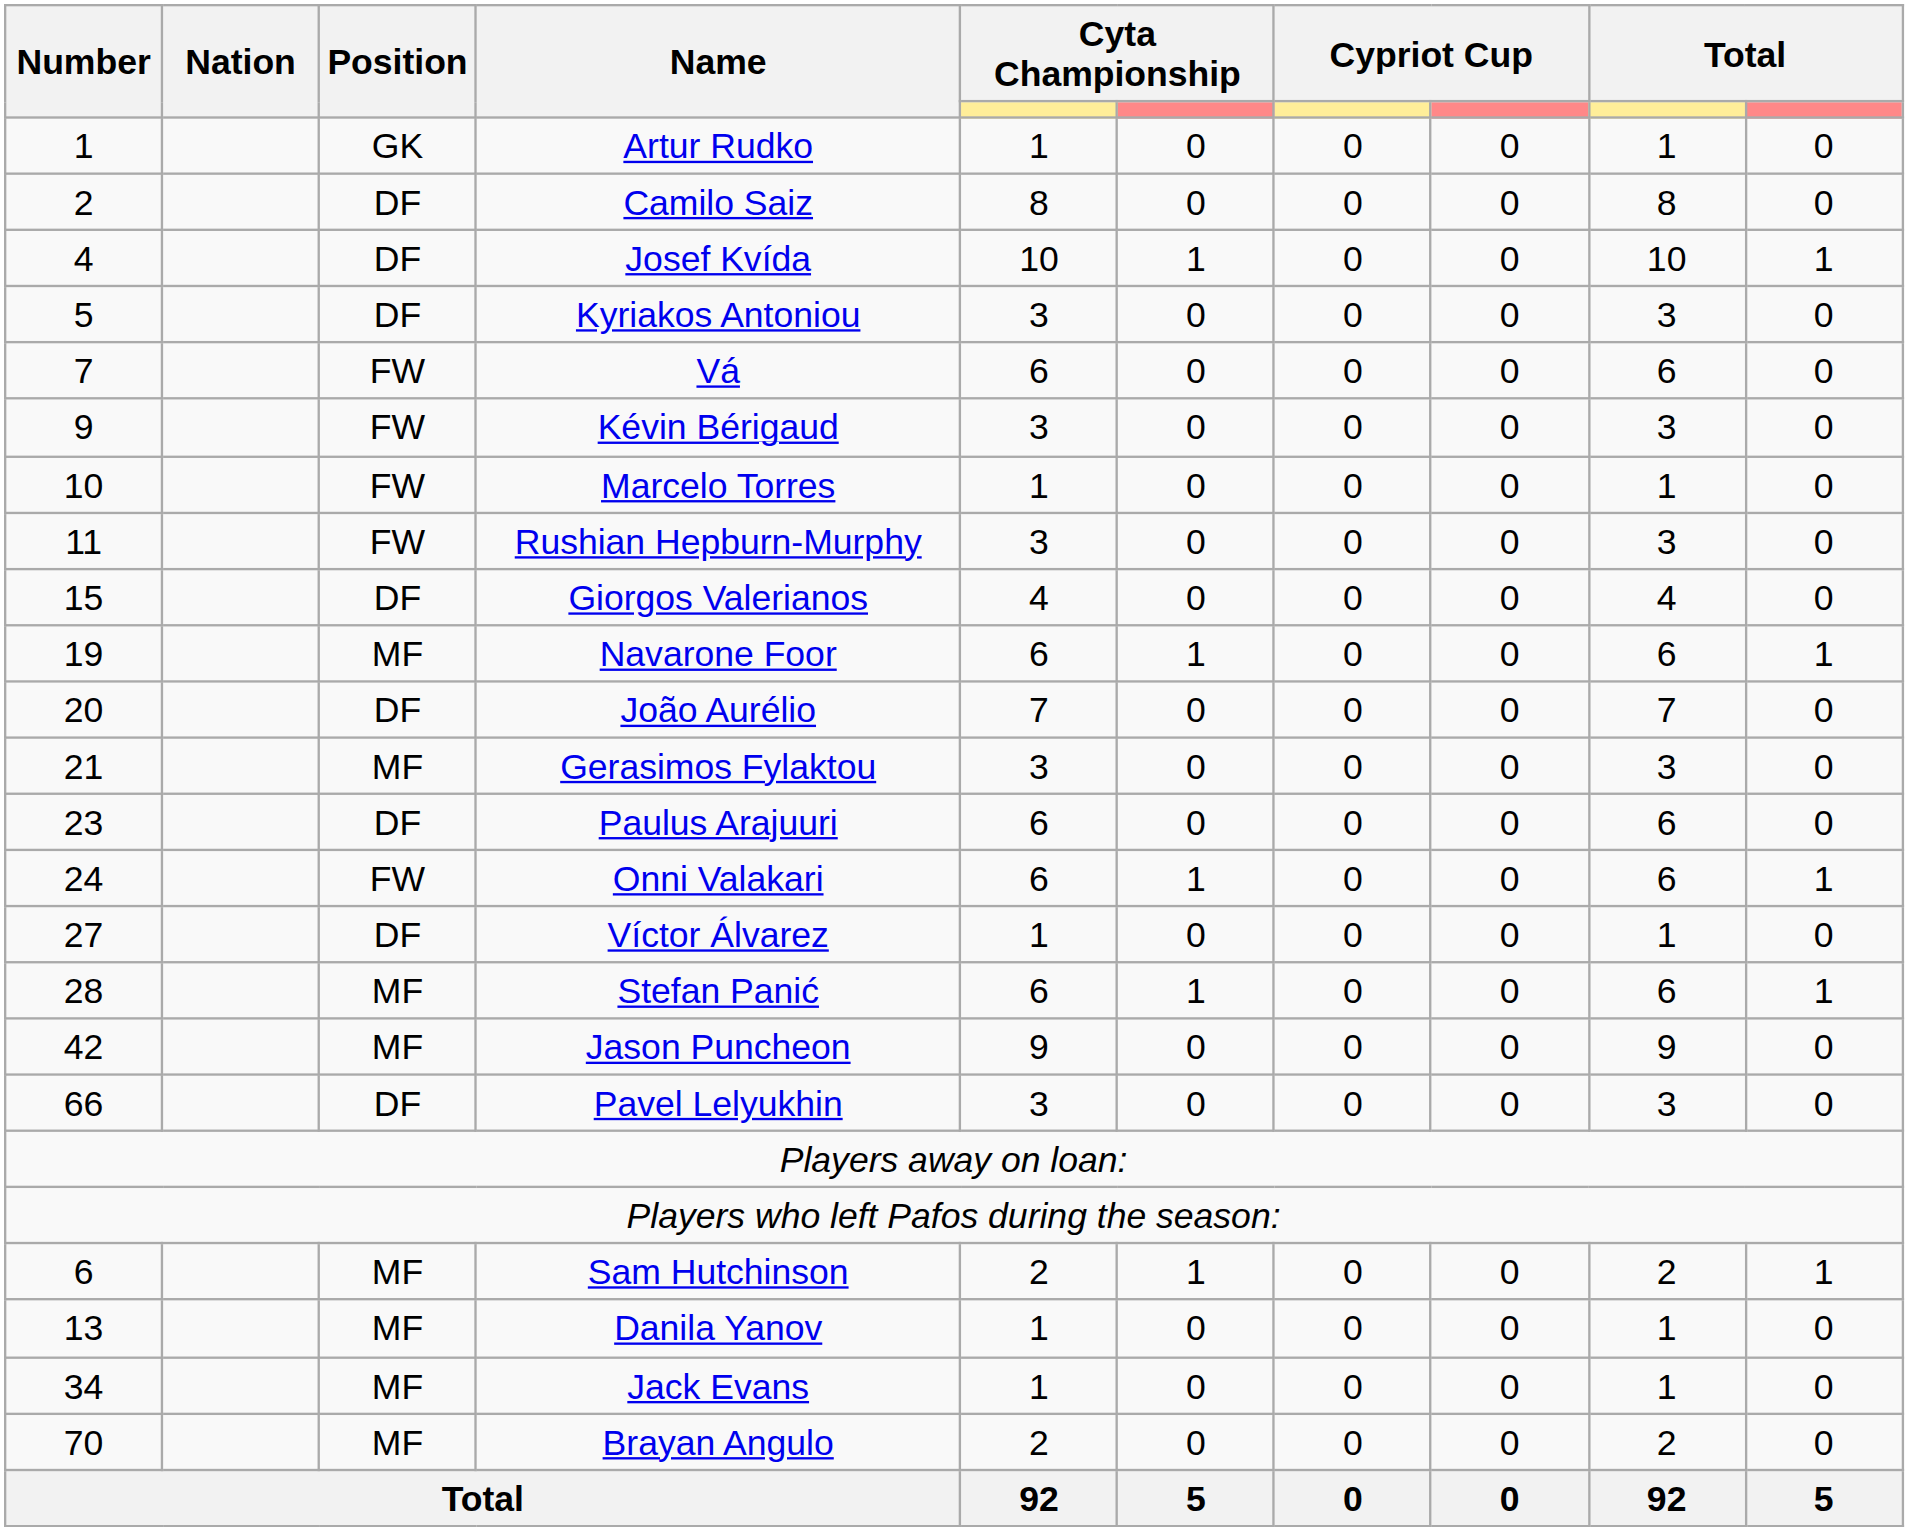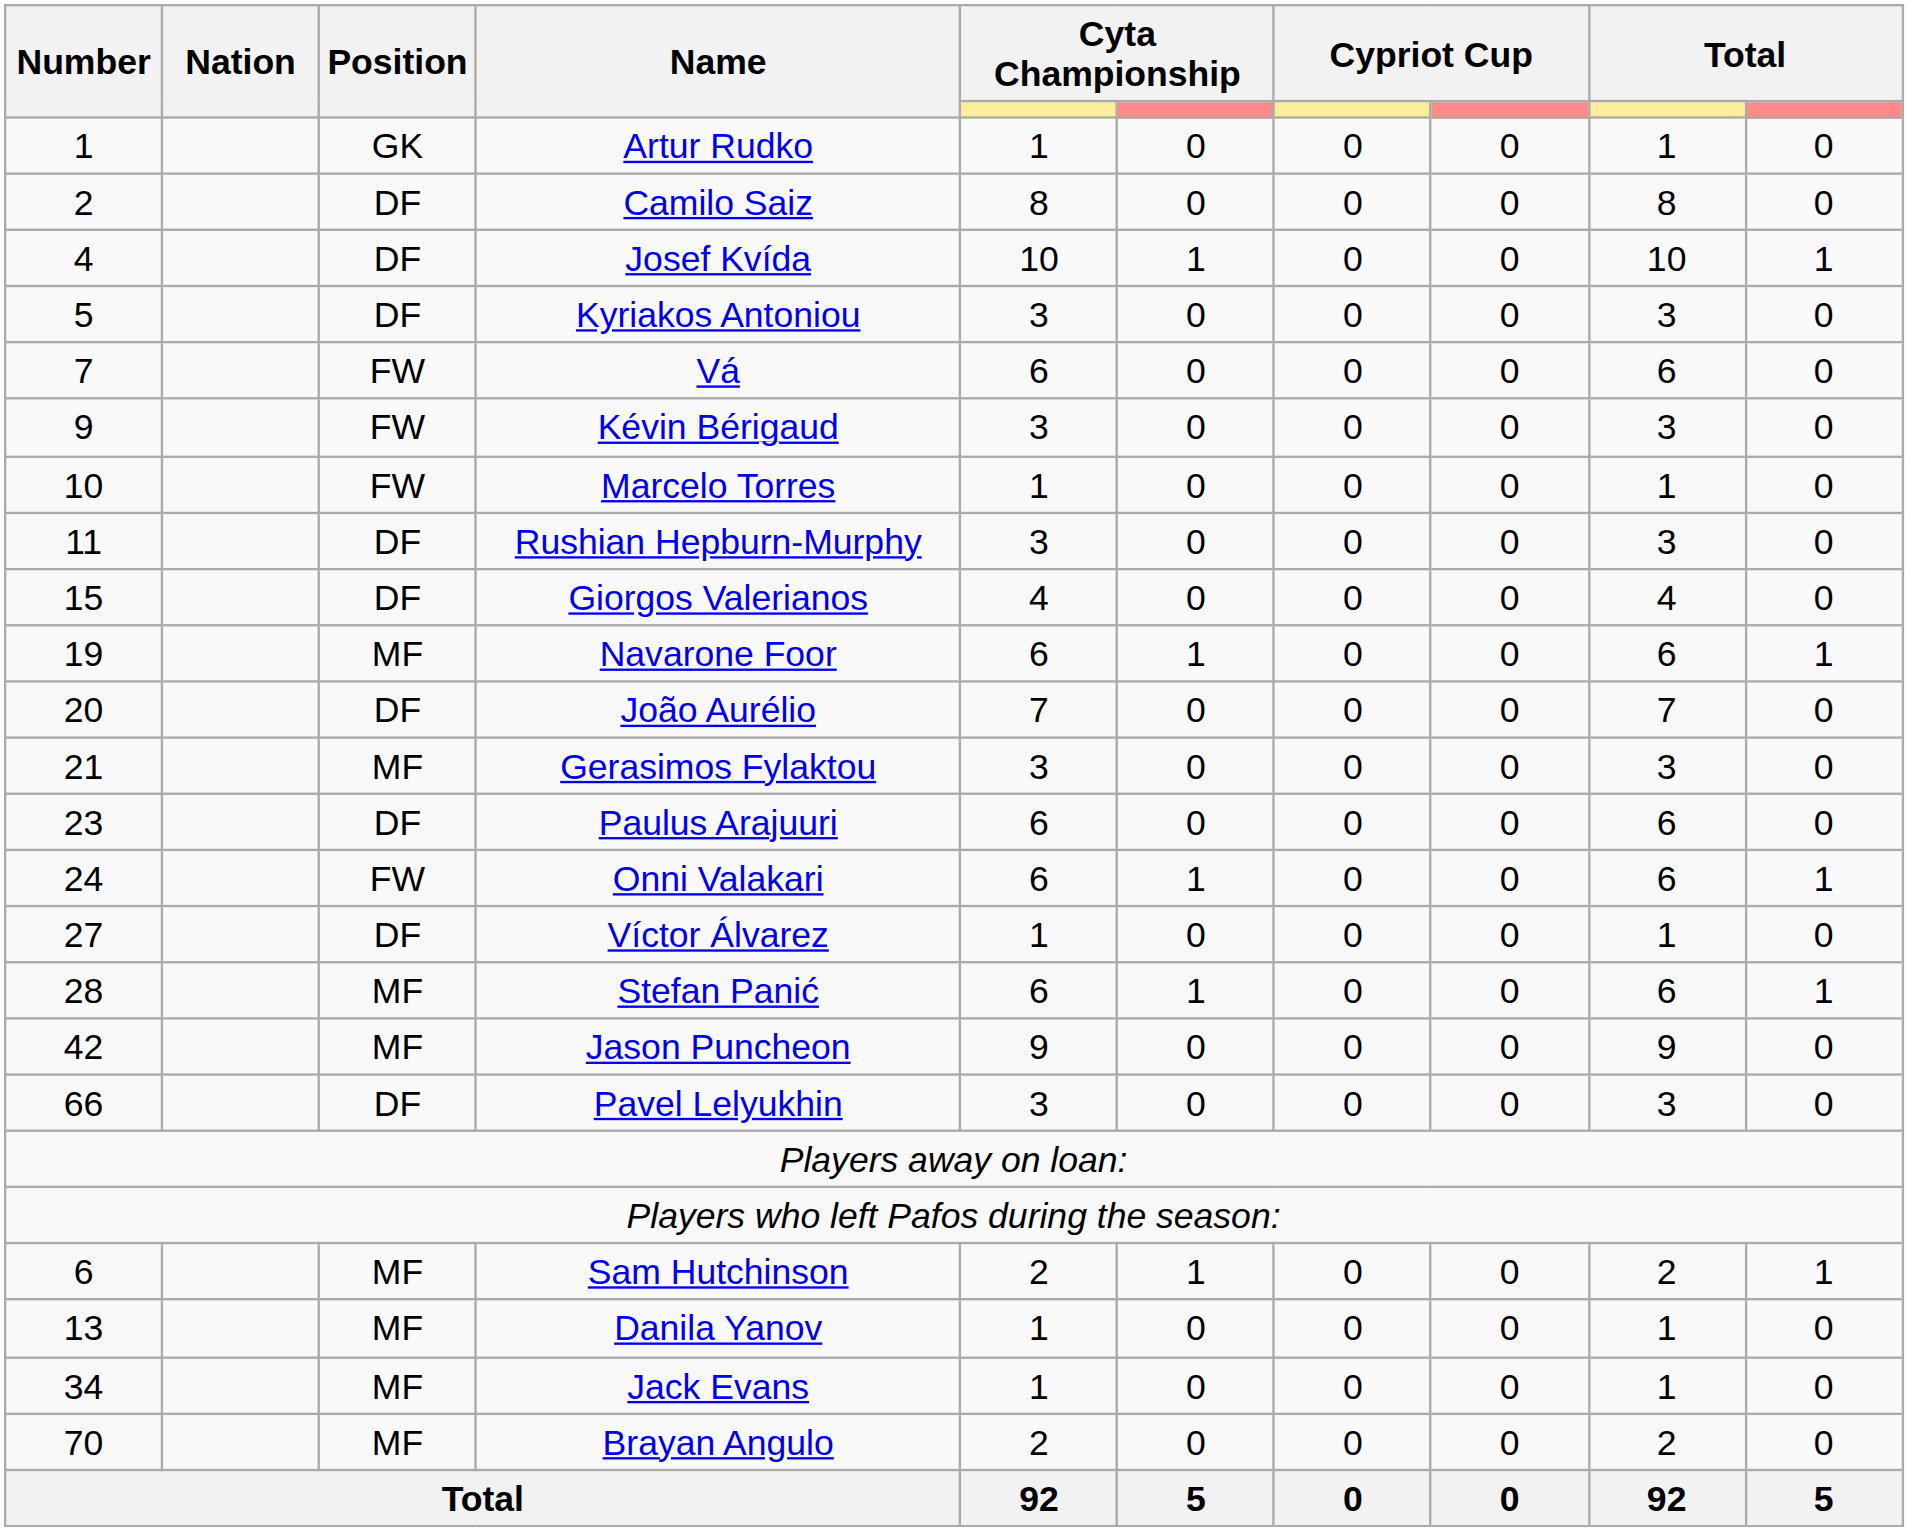(397, 540) FW -> (397, 540) DF
